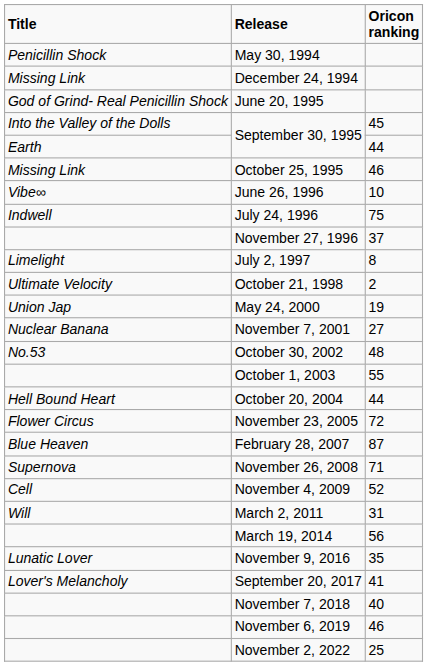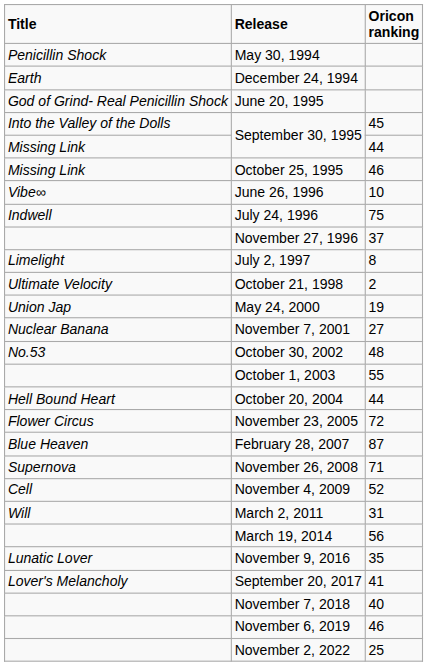(47, 78) Missing Link -> (25, 78) Earth
(25, 147) Earth -> (47, 147) Missing Link
